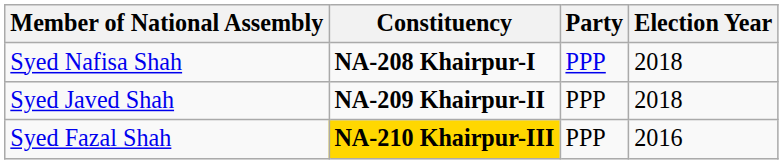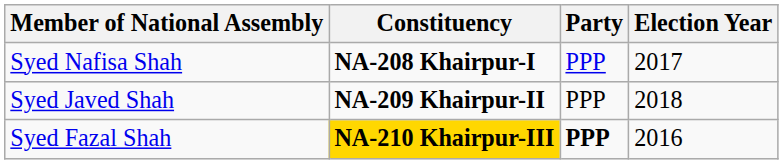(658, 61) 2018 -> (658, 61) 2017
(586, 138) normal -> (588, 138) bold
